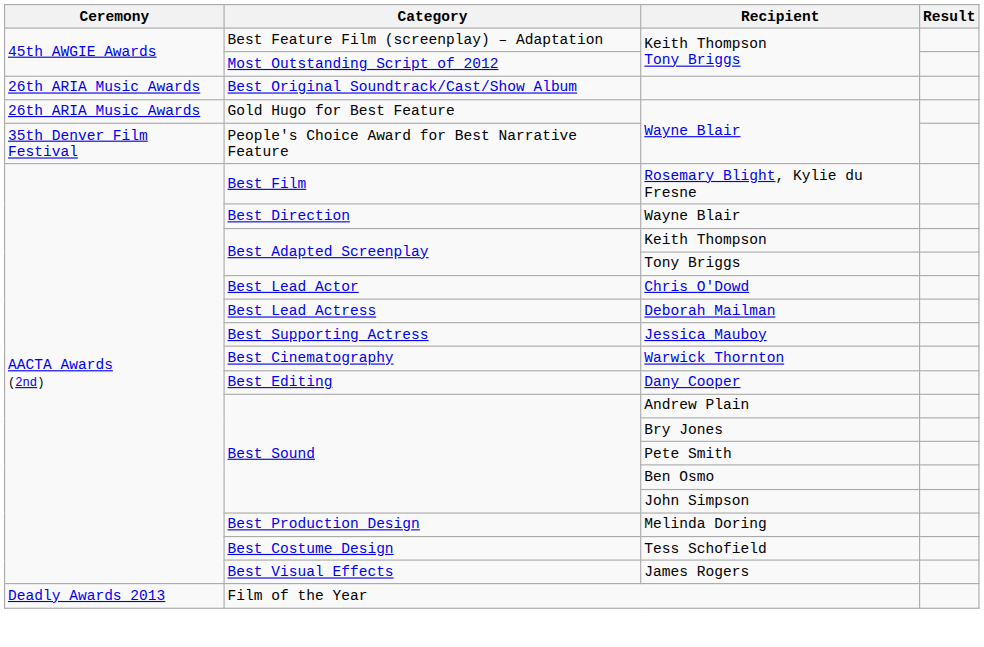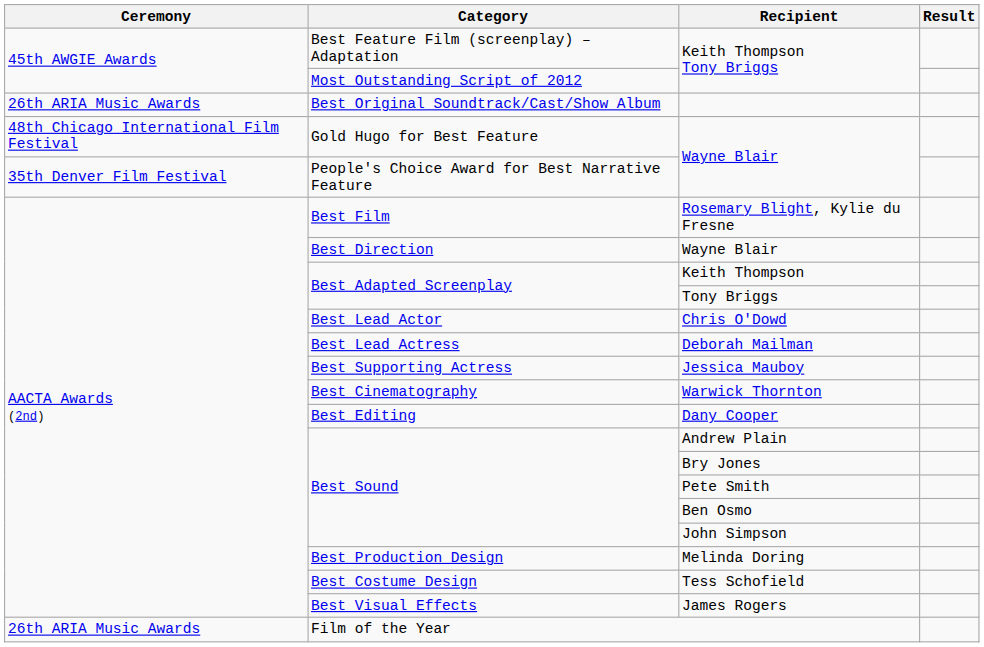(104, 111) 26th ARIA Music Awards -> (143, 137) 48th Chicago International Film Festival
(87, 596) Deadly Awards 2013 -> (104, 629) 26th ARIA Music Awards
